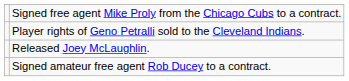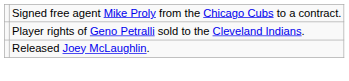- row: (142, 66)
